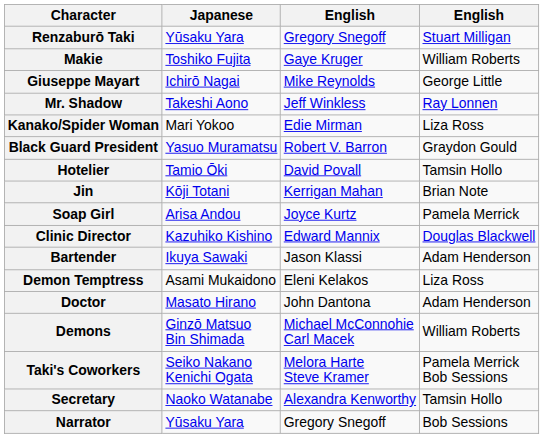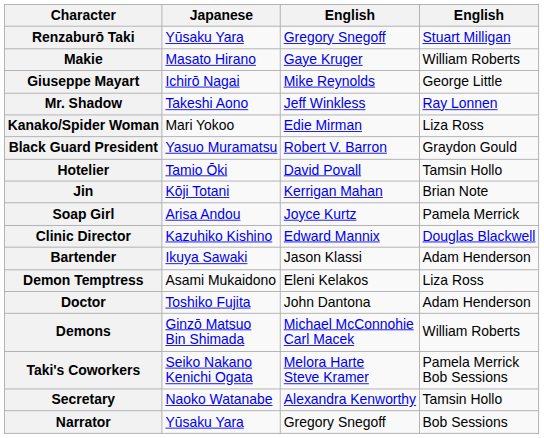(208, 59) Toshiko Fujita -> (211, 59) Masato Hirano
(211, 302) Masato Hirano -> (208, 302) Toshiko Fujita
